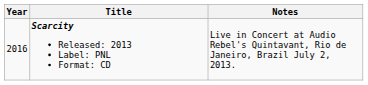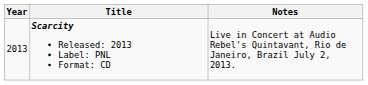(17, 49) 2016 -> (17, 49) 2013
